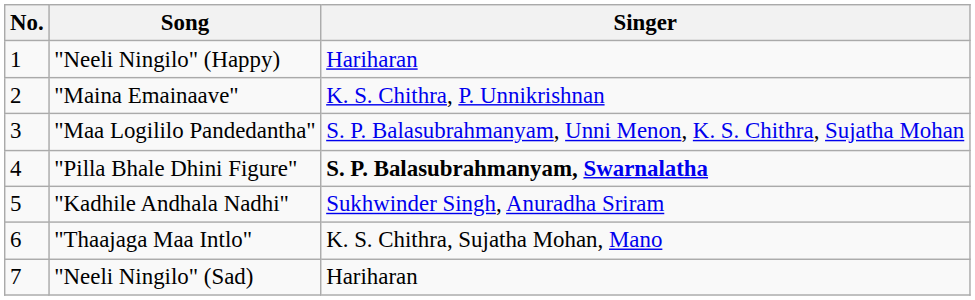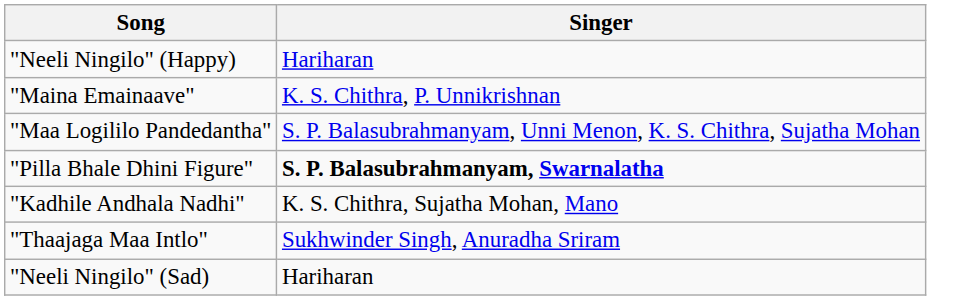- column: (27, 22)
(495, 204) Sukhwinder Singh, Anuradha Sriram -> (450, 204) K. S. Chithra, Sujatha Mohan, Mano
(494, 240) K. S. Chithra, Sujatha Mohan, Mano -> (451, 240) Sukhwinder Singh, Anuradha Sriram
